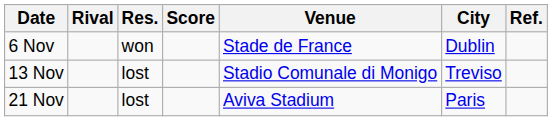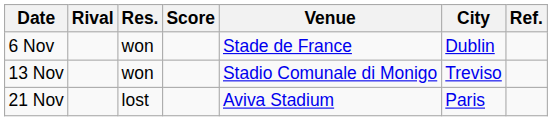(135, 73) lost -> (138, 73) won
